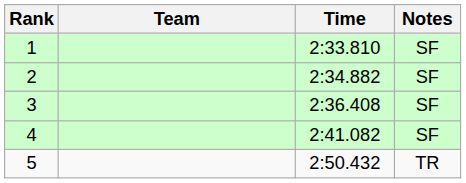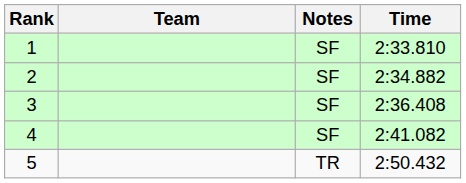columns swapped: (345, 18) <-> (427, 18)
